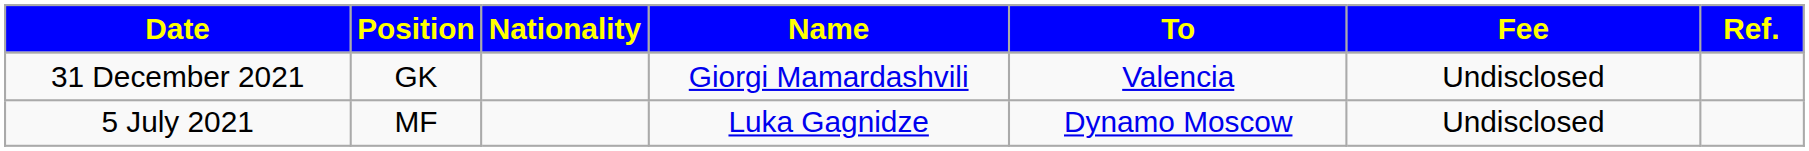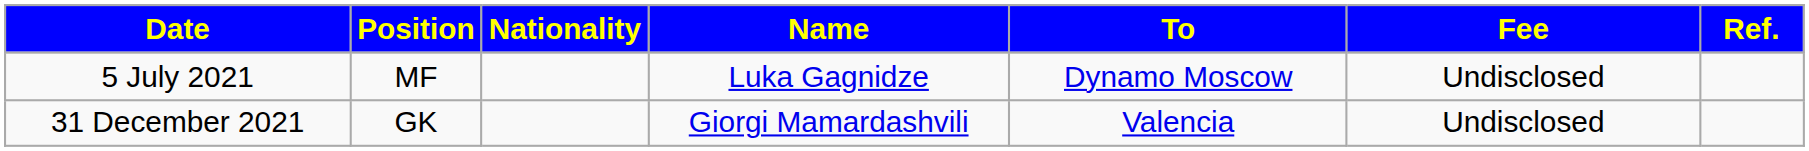rows swapped: (178, 123) <-> (178, 76)
